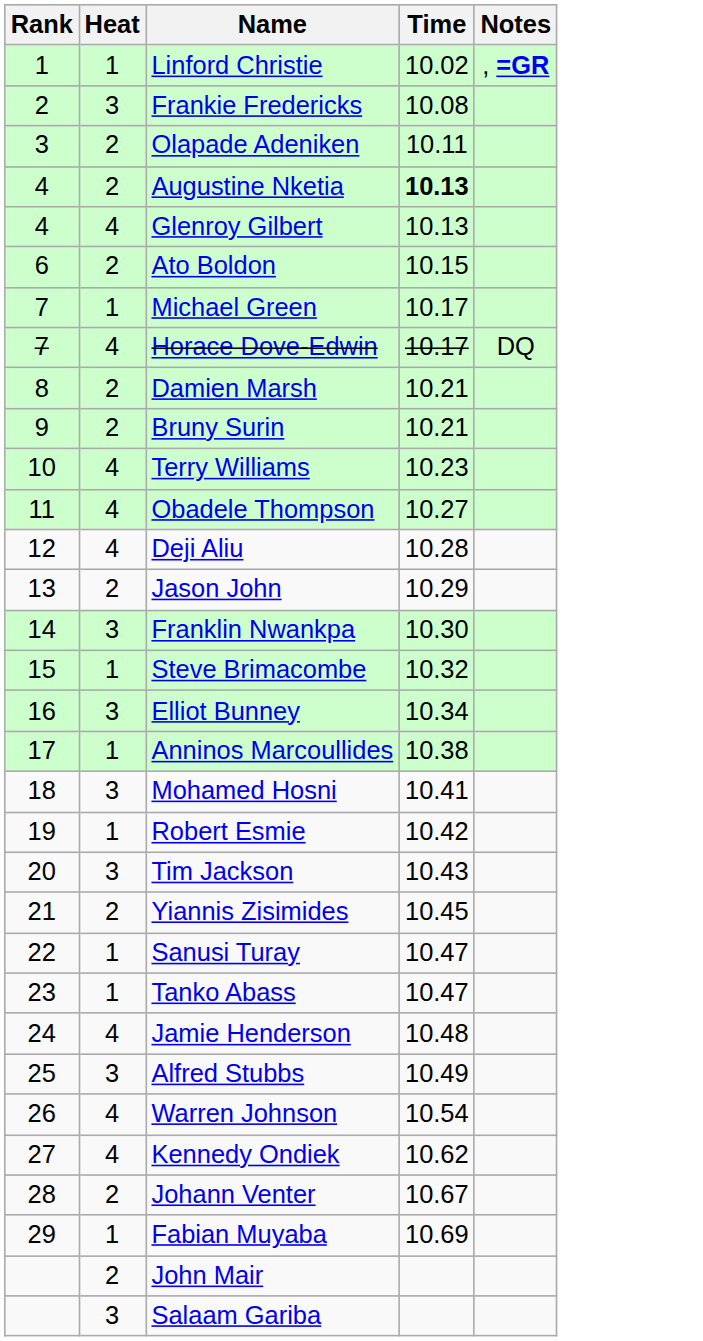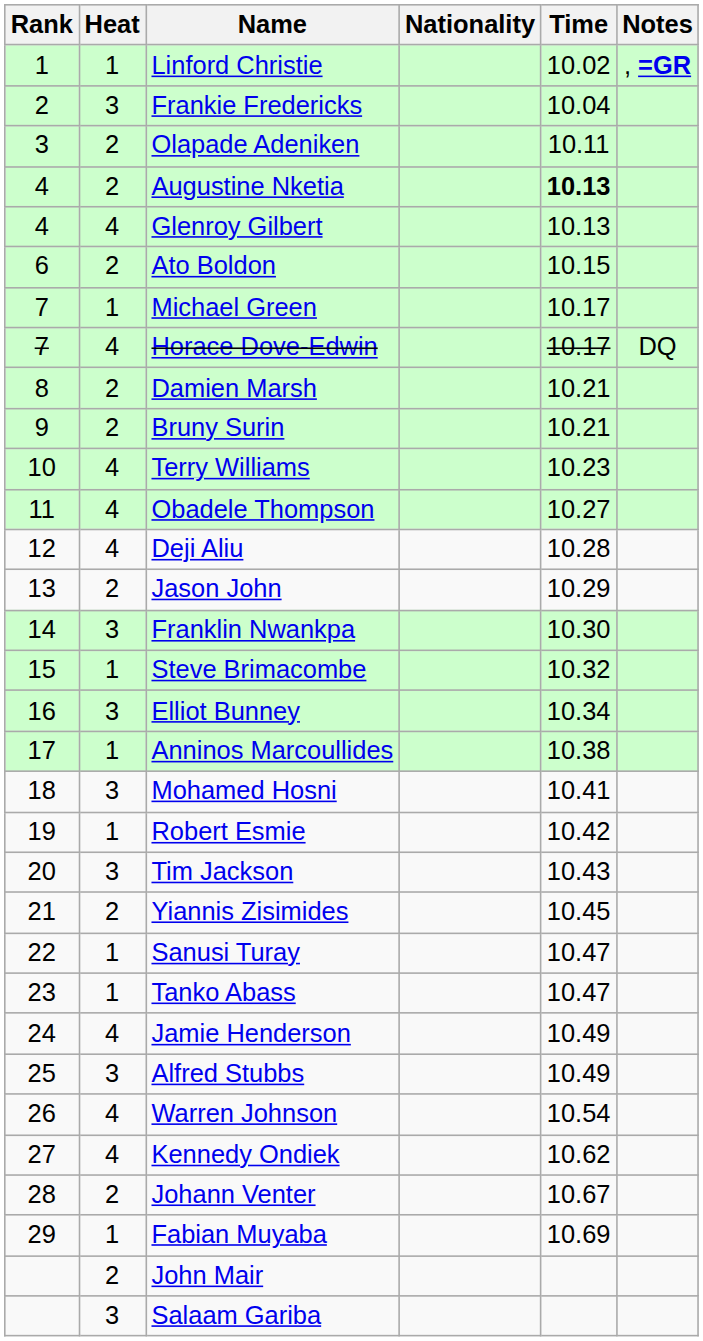+ column: (470, 24)
(437, 105) 10.08 -> (579, 105) 10.04
(437, 1033) 10.48 -> (579, 1033) 10.49
